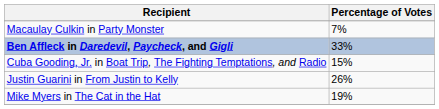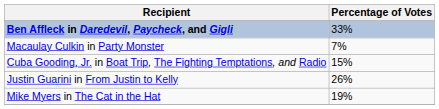rows swapped: (120, 46) <-> (85, 29)
